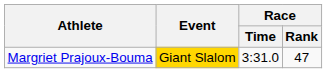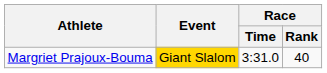(302, 58) 47 -> (302, 58) 40
